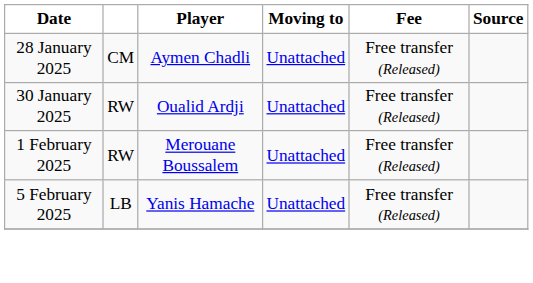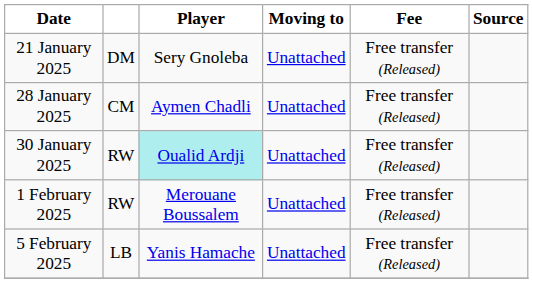+ row: (54, 57)
(200, 106) no background -> (201, 155) paleturquoise background
